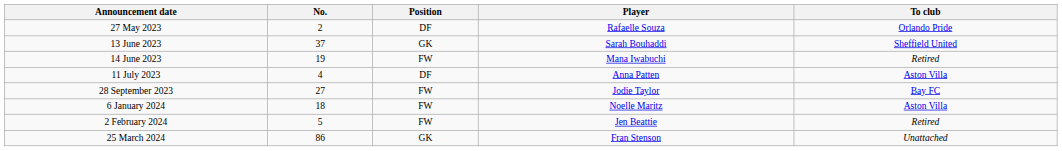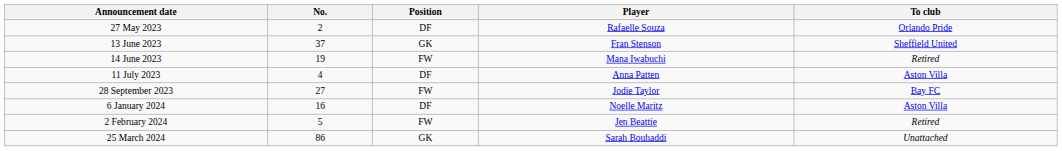(636, 43) Sarah Bouhaddi -> (636, 43) Fran Stenson
(320, 106) 18 -> (320, 106) 16
(425, 106) FW -> (425, 106) DF
(636, 137) Fran Stenson -> (636, 137) Sarah Bouhaddi
